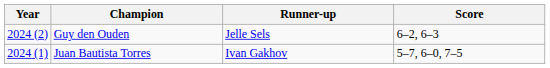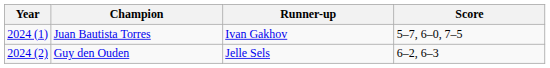rows swapped: (102, 54) <-> (91, 34)
